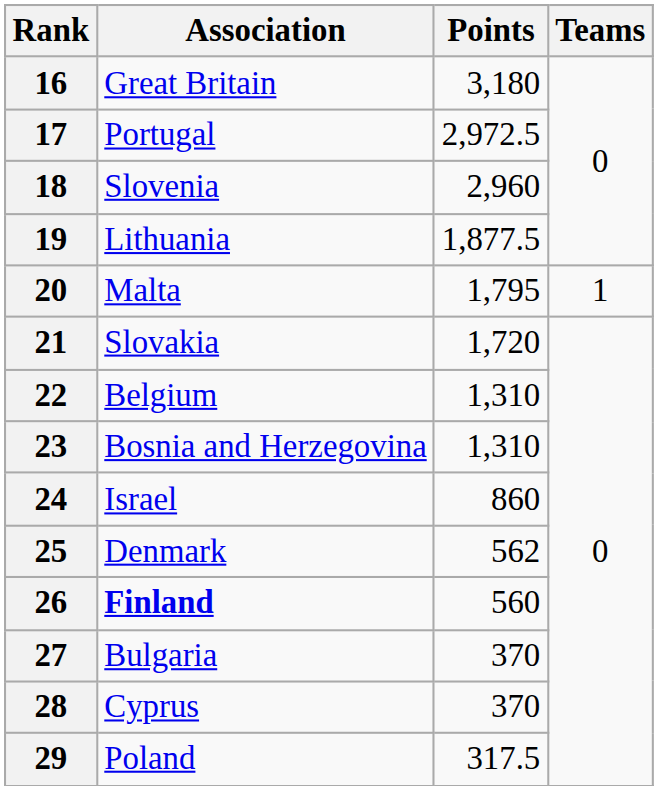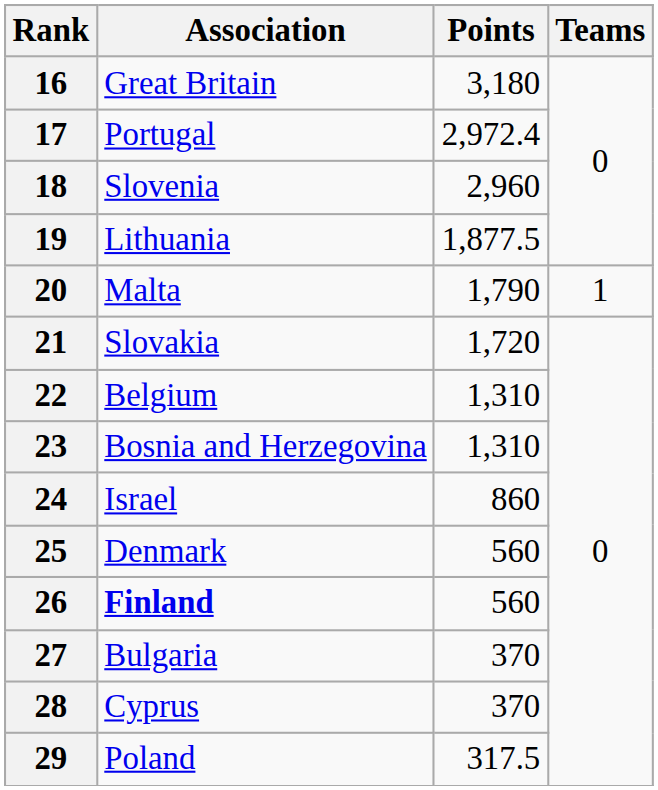(491, 134) 2,972.5 -> (491, 134) 2,972.4
(503, 290) 1,795 -> (503, 290) 1,790
(516, 550) 562 -> (516, 550) 560
